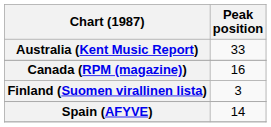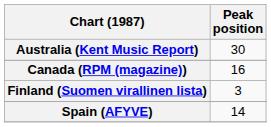(238, 49) 33 -> (238, 49) 30
